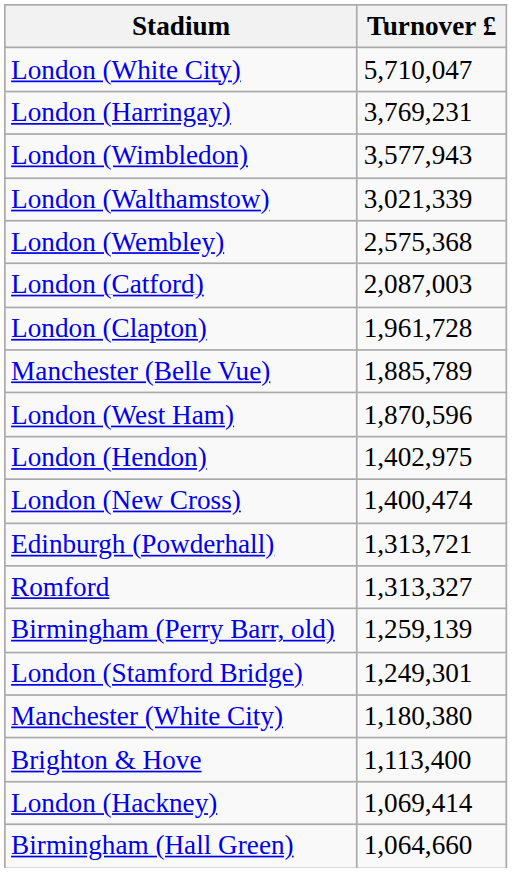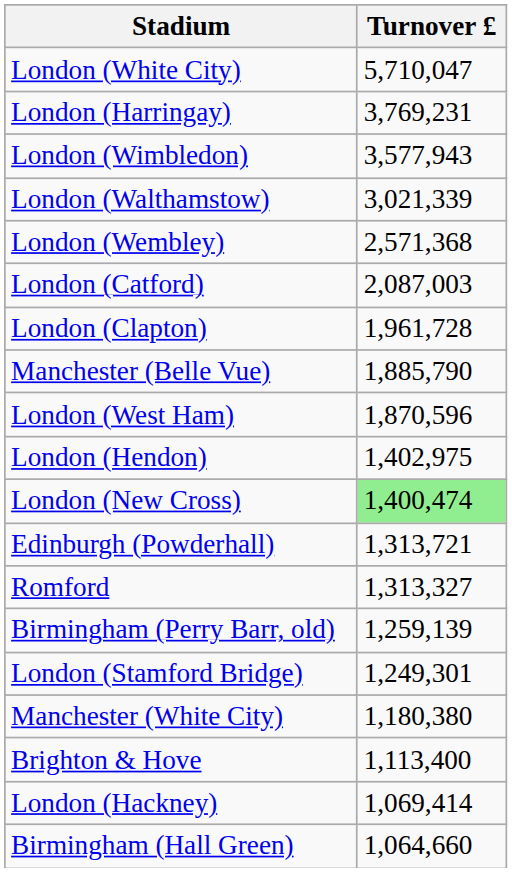(418, 241) 2,575,368 -> (418, 241) 2,571,368
(418, 371) 1,885,789 -> (418, 371) 1,885,790
(418, 500) no background -> (418, 500) lightgreen background
